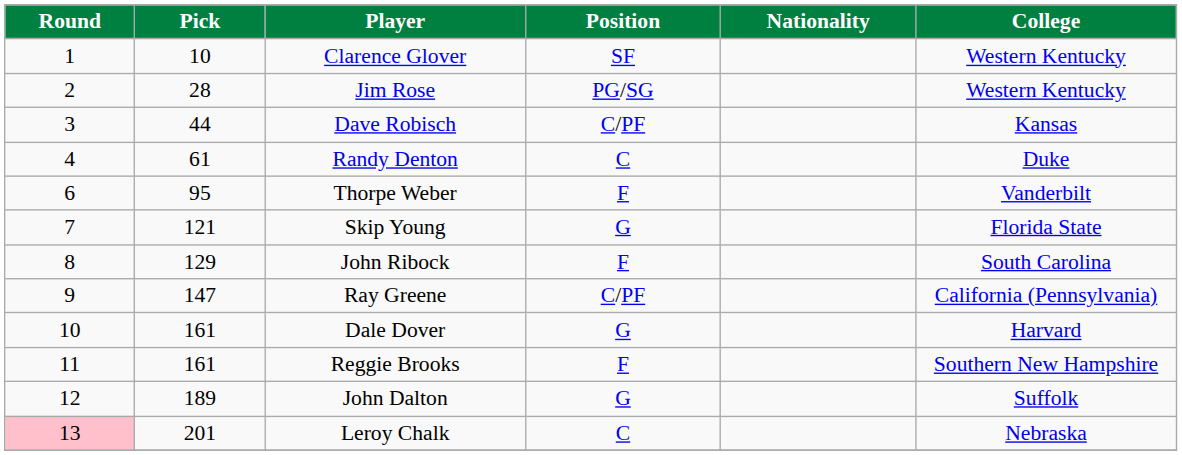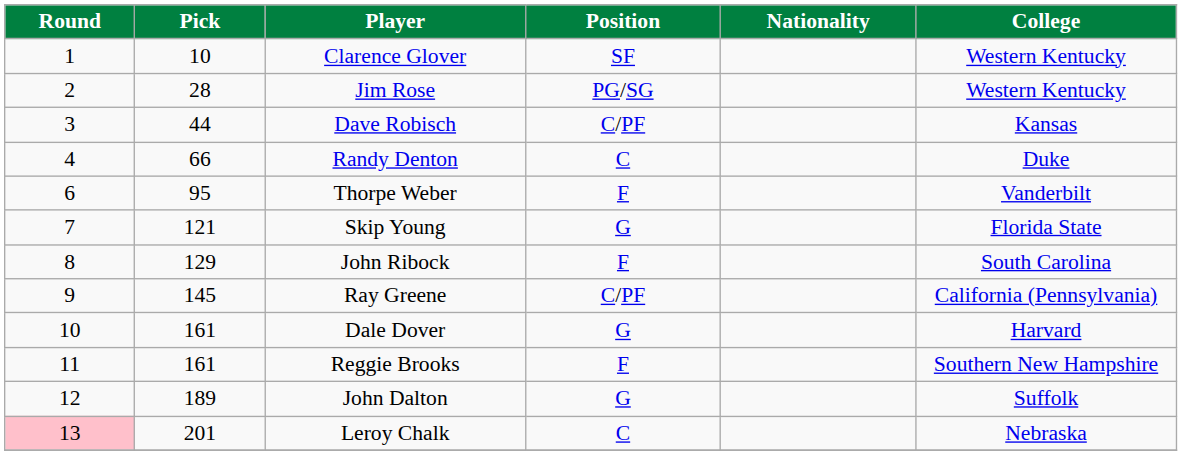(200, 158) 61 -> (200, 158) 66
(200, 295) 147 -> (200, 295) 145
